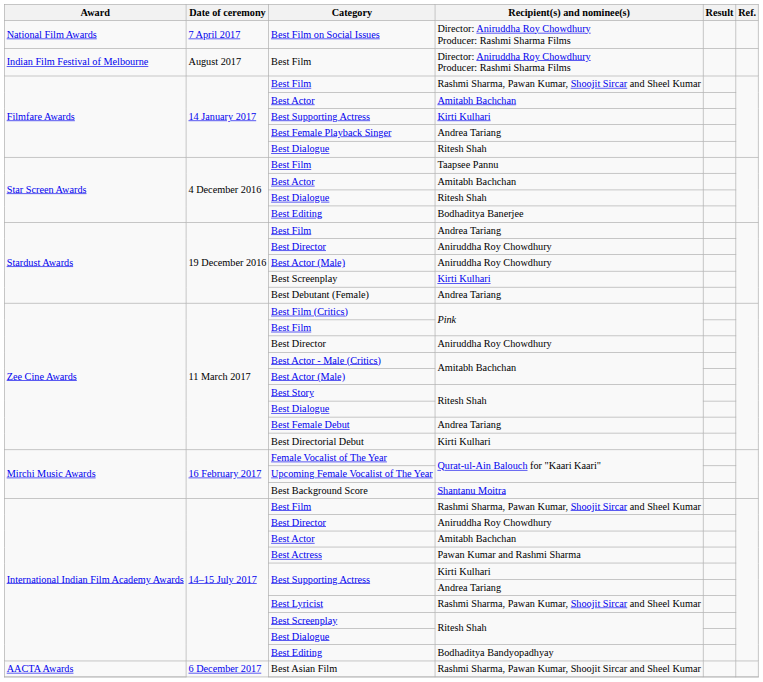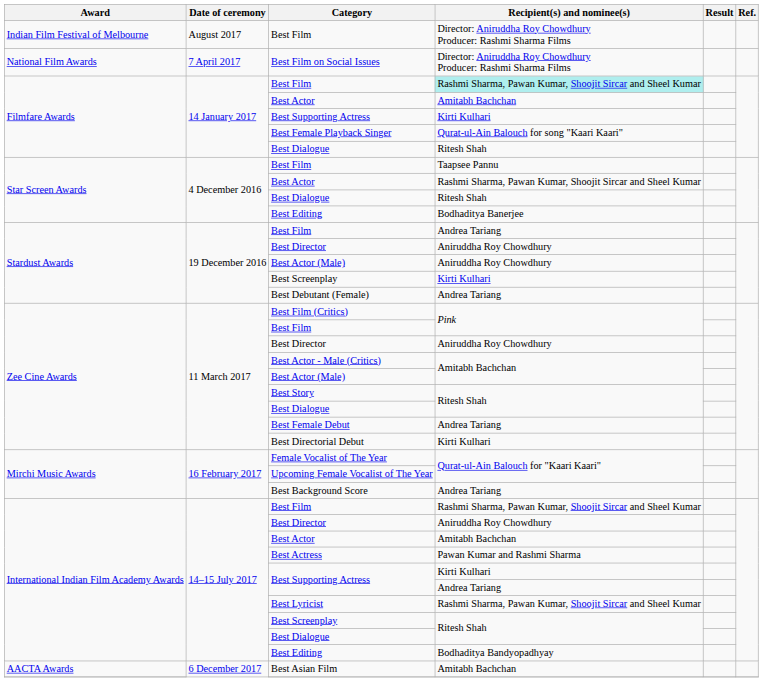rows swapped: (52, 34) <-> (78, 62)
(569, 84) no background -> (569, 84) paleturquoise background
(469, 133) Andrea Tariang -> (530, 133) Qurat-ul-Ain Balouch for song "Kaari Kaari"
(477, 181) Amitabh Bachchan -> (569, 181) Rashmi Sharma, Pawan Kumar, Shoojit Sircar and Sheel Kumar
(472, 490) Shantanu Moitra -> (469, 490) Andrea Tariang
(569, 669) Rashmi Sharma, Pawan Kumar, Shoojit Sircar and Sheel Kumar -> (477, 669) Amitabh Bachchan
